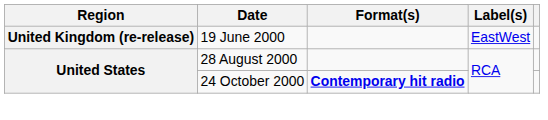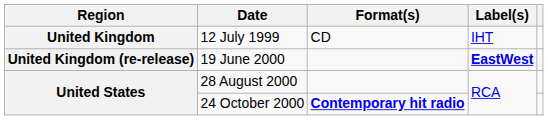+ row: (240, 37)
(501, 37) normal -> (502, 59) bold
